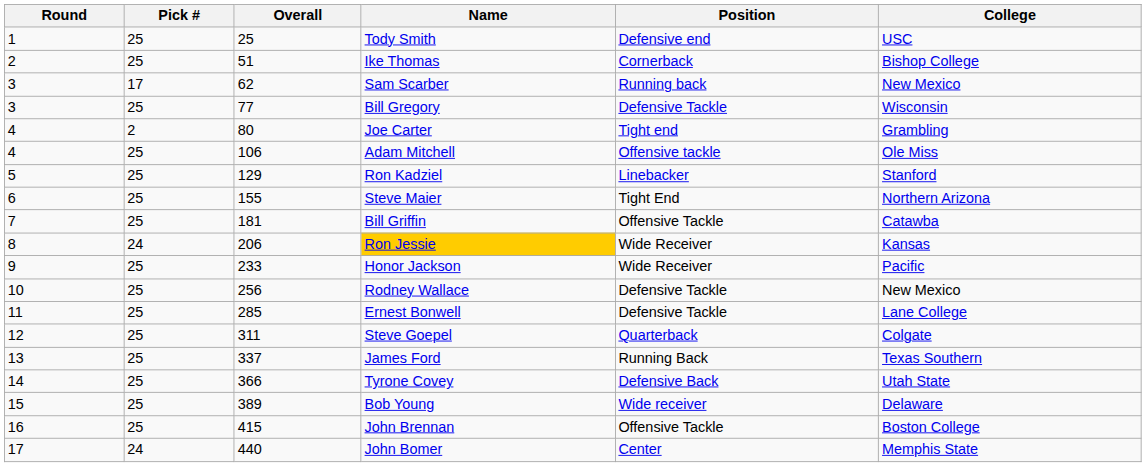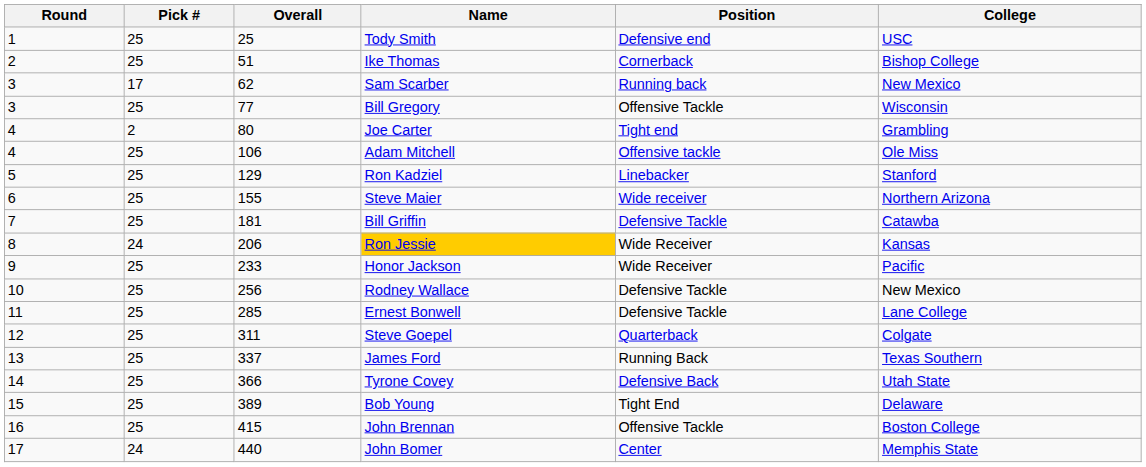(673, 107) Defensive Tackle -> (671, 107) Offensive Tackle
(649, 198) Tight End -> (662, 198) Wide receiver
(671, 221) Offensive Tackle -> (673, 221) Defensive Tackle
(662, 404) Wide receiver -> (649, 404) Tight End
